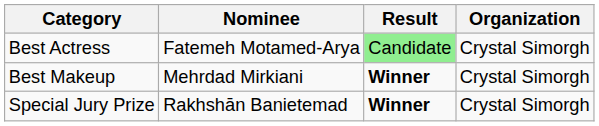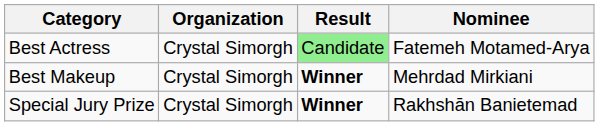columns swapped: (261, 18) <-> (525, 18)
